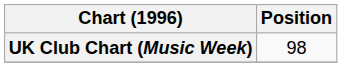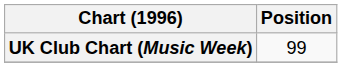(297, 47) 98 -> (297, 47) 99
